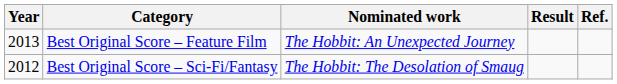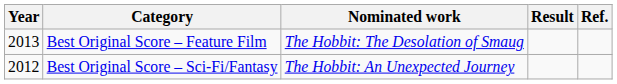(400, 41) The Hobbit: An Unexpected Journey -> (404, 41) The Hobbit: The Desolation of Smaug
(404, 66) The Hobbit: The Desolation of Smaug -> (400, 66) The Hobbit: An Unexpected Journey
